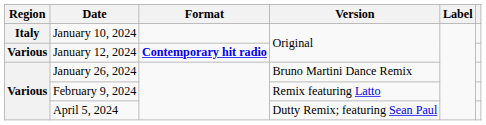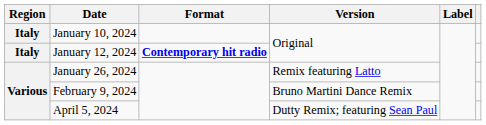(27, 52) Various -> (27, 52) Italy
(342, 71) Bruno Martini Dance Remix -> (327, 71) Remix featuring Latto
(327, 91) Remix featuring Latto -> (342, 91) Bruno Martini Dance Remix
